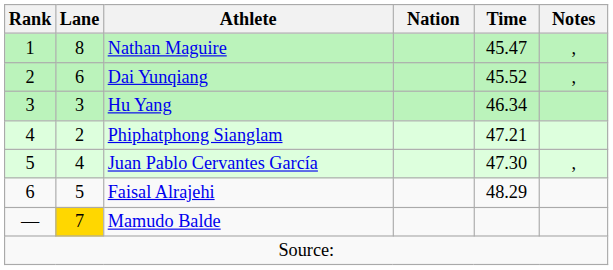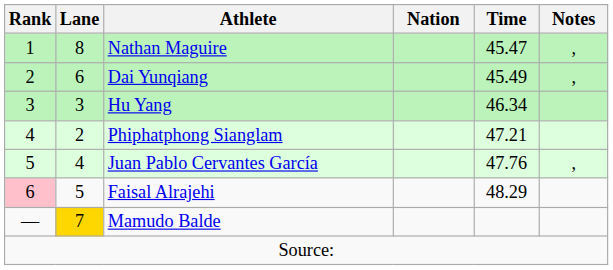(507, 76) 45.52 -> (507, 76) 45.49
(507, 163) 47.30 -> (507, 163) 47.76
(30, 192) no background -> (30, 192) pink background
